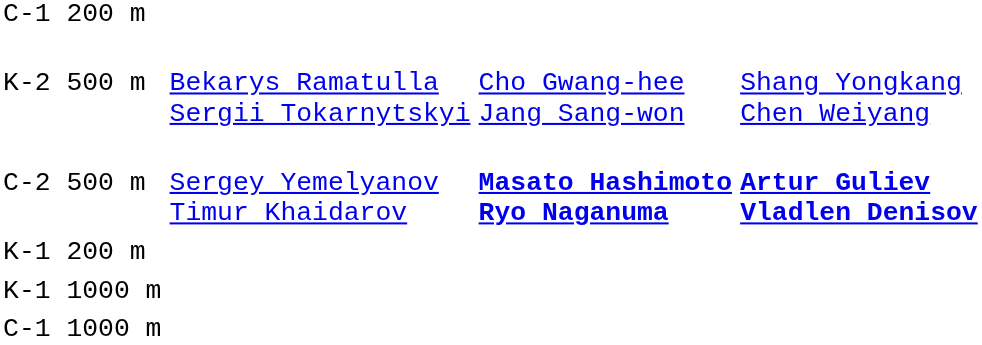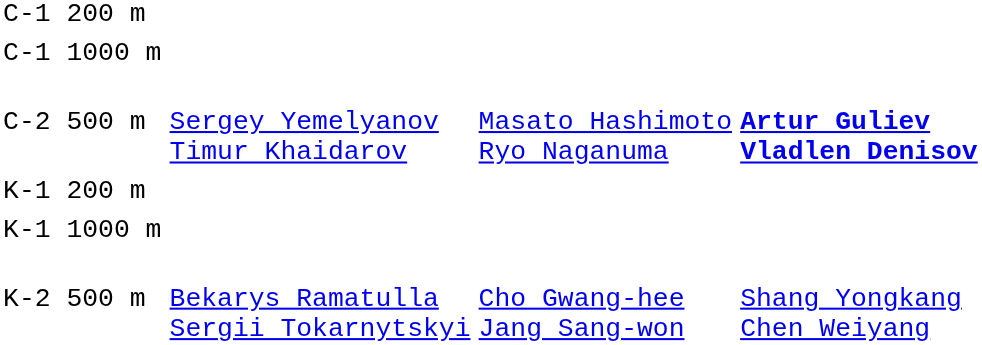rows swapped: (82, 329) <-> (74, 83)
(605, 198) bold -> (605, 137) normal
